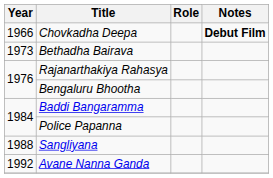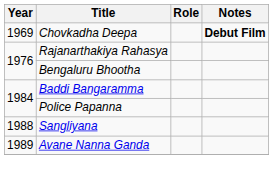(20, 32) 1966 -> (20, 32) 1969
- row: (86, 51)
(20, 164) 1992 -> (20, 145) 1989
